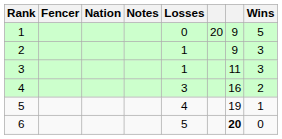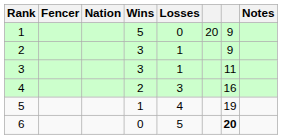columns swapped: (261, 13) <-> (143, 13)
